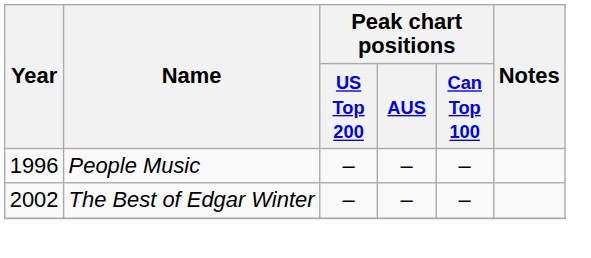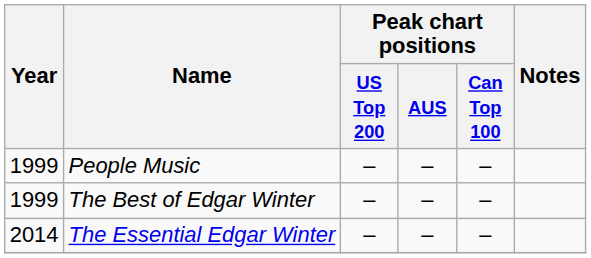(34, 165) 1996 -> (34, 165) 1999
(34, 200) 2002 -> (34, 200) 1999
+ row: (202, 234)
